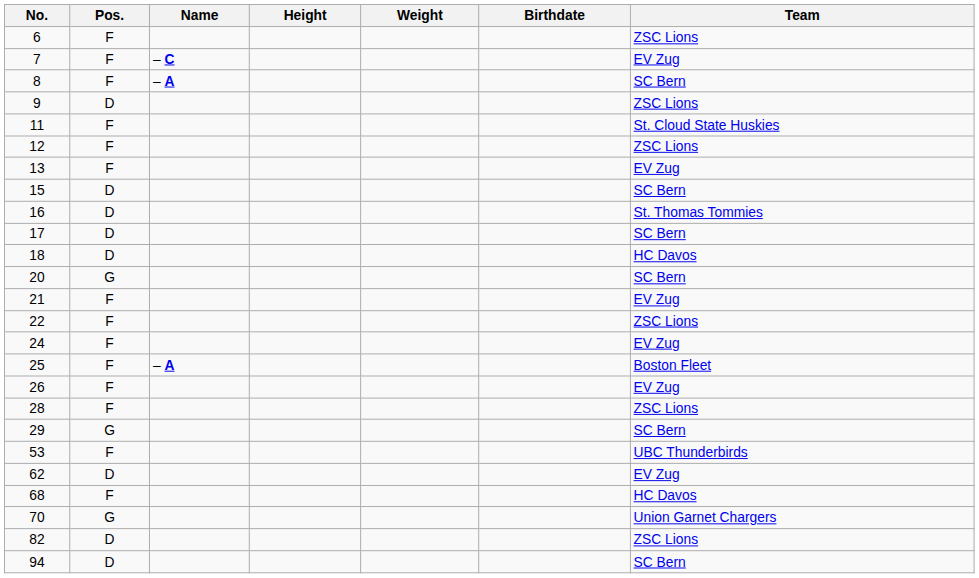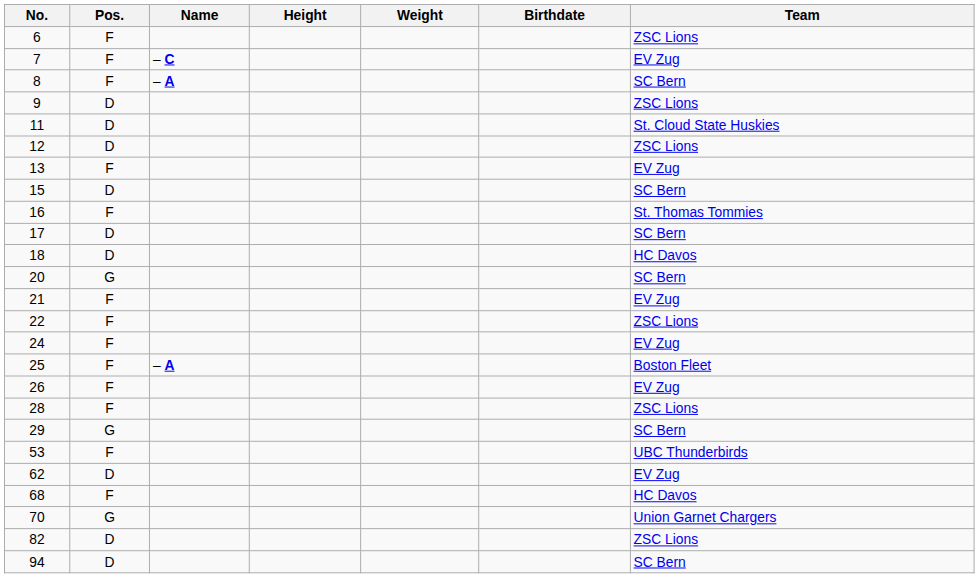(110, 125) F -> (110, 125) D
(110, 147) F -> (110, 147) D
(110, 212) D -> (110, 212) F
